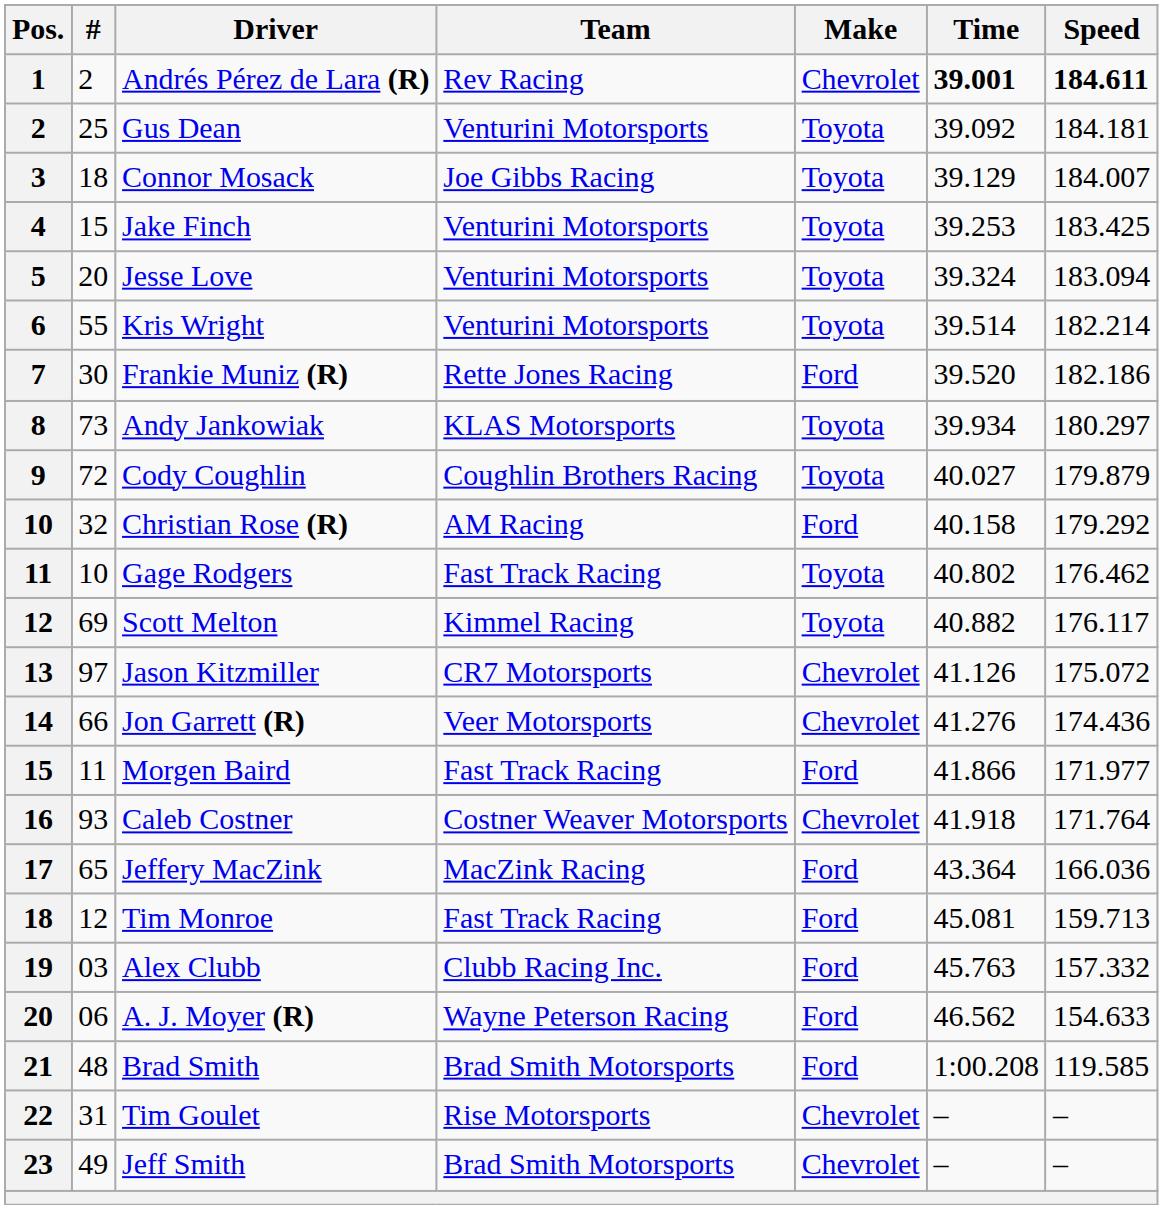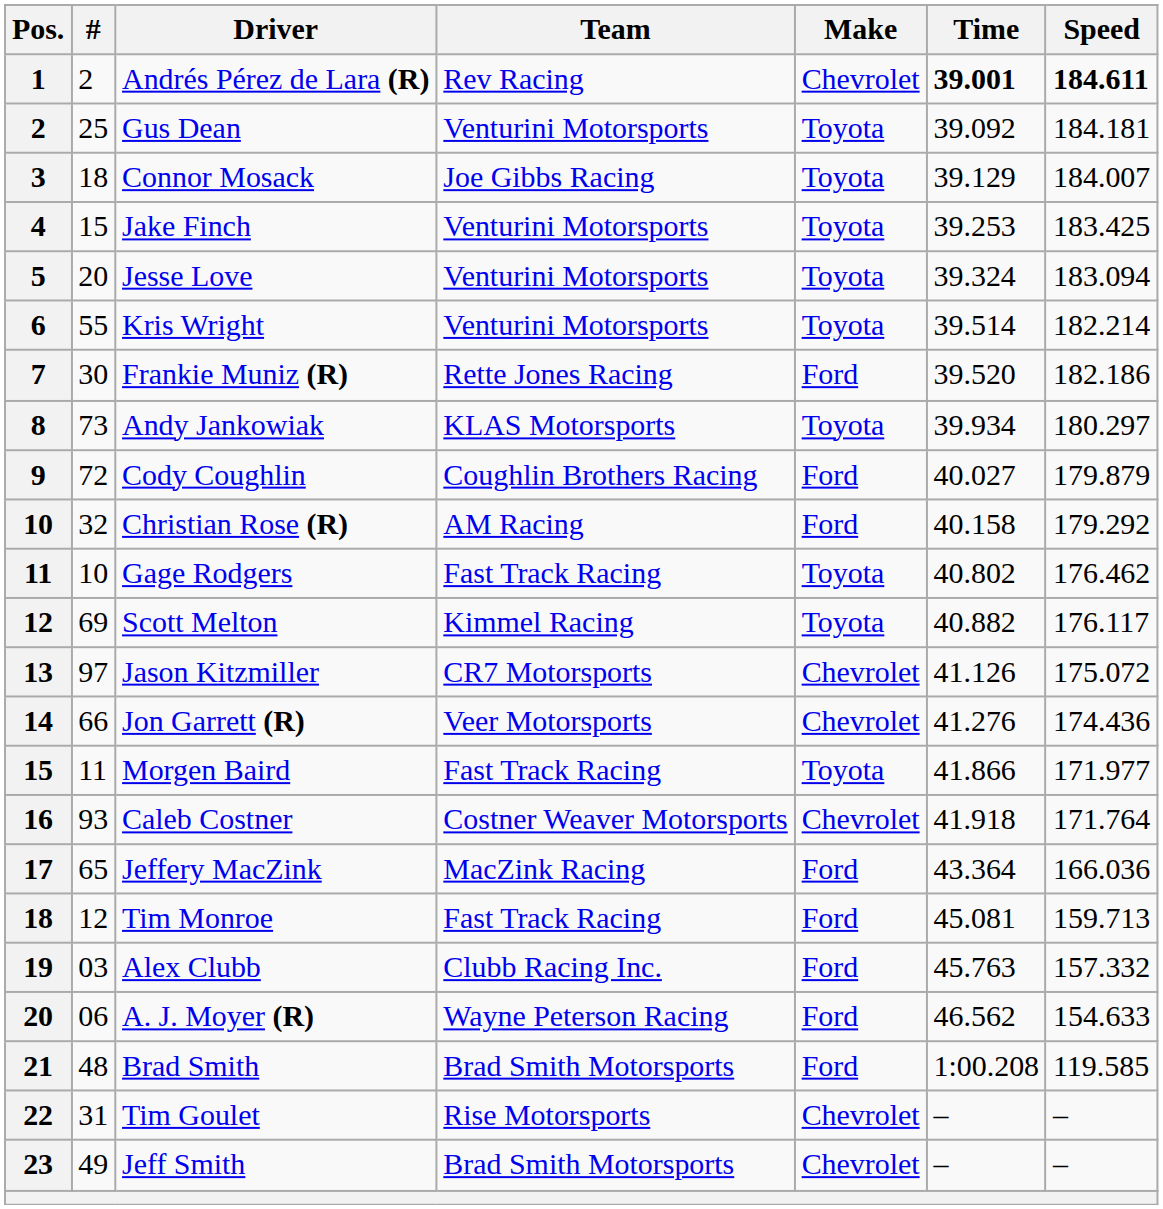(843, 473) Toyota -> (830, 473) Ford
(830, 769) Ford -> (843, 769) Toyota
